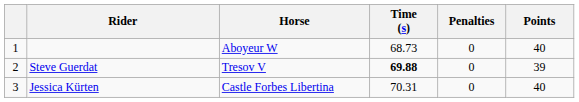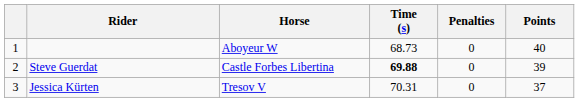(244, 68) Tresov V -> (278, 68) Castle Forbes Libertina
(278, 87) Castle Forbes Libertina -> (244, 87) Tresov V
(539, 87) 40 -> (539, 87) 37
